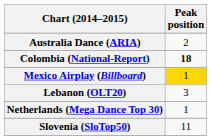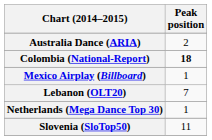(186, 76) gold background -> (186, 76) no background
(186, 93) 3 -> (186, 93) 7
